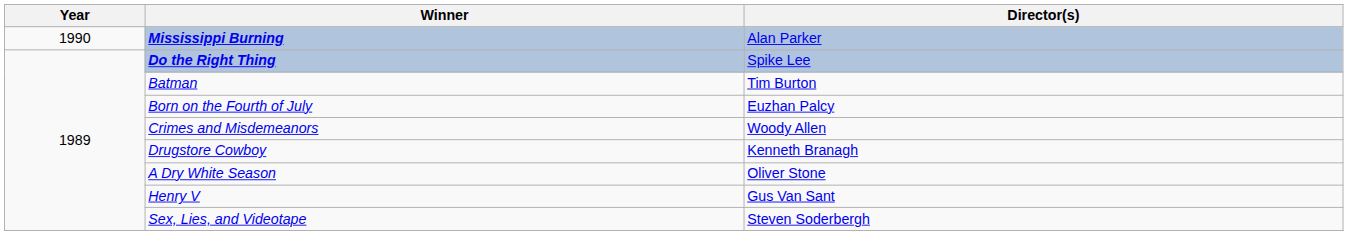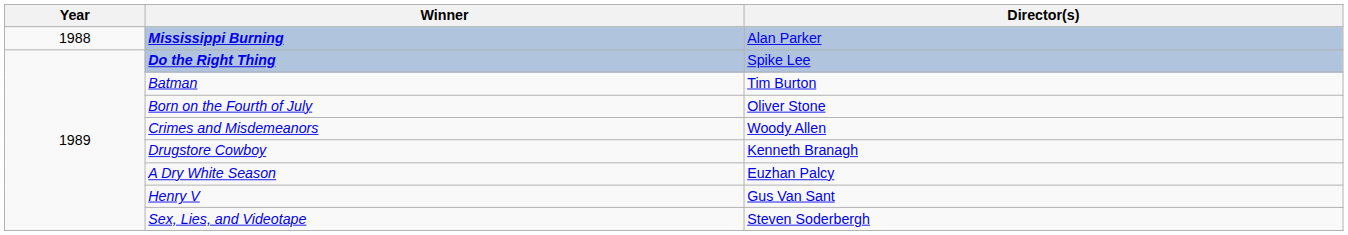(75, 38) 1990 -> (75, 38) 1988
(791, 106) Euzhan Palcy -> (786, 106) Oliver Stone
(786, 173) Oliver Stone -> (791, 173) Euzhan Palcy
